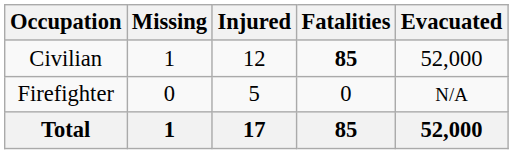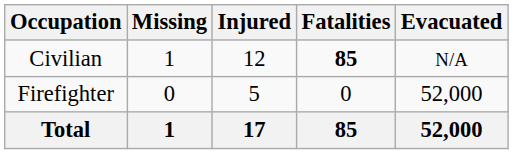(452, 58) 52,000 -> (452, 59) N/A
(452, 95) N/A -> (452, 93) 52,000
